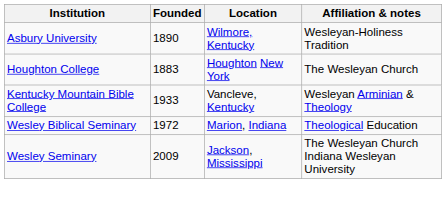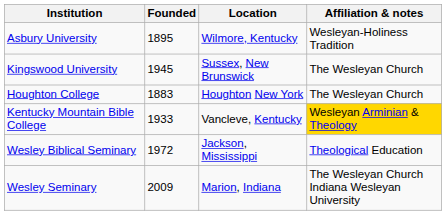(166, 38) 1890 -> (160, 38) 1895
+ row: (62, 69)
(359, 100) no background -> (364, 119) gold background
(247, 125) Marion, Indiana -> (229, 150) Jackson, Mississippi
(235, 156) Jackson, Mississippi -> (241, 188) Marion, Indiana
